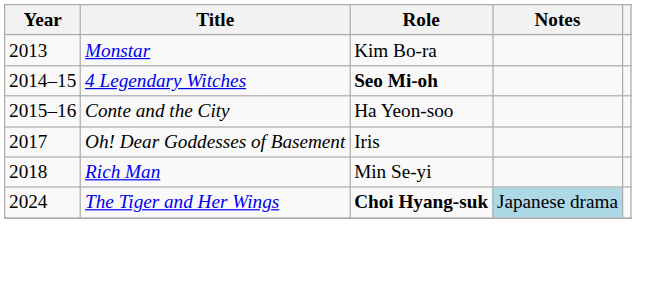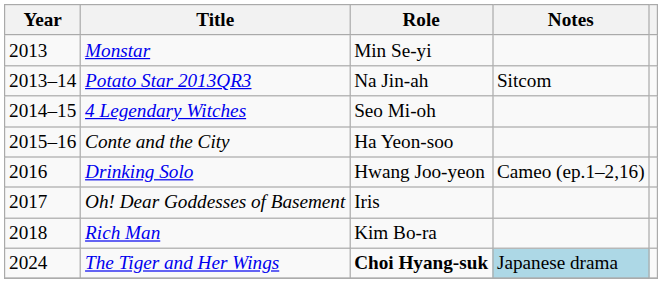(395, 50) Kim Bo-ra -> (393, 50) Min Se-yi
+ row: (168, 80)
(396, 80) bold -> (395, 111) normal
+ row: (139, 171)
(393, 171) Min Se-yi -> (395, 232) Kim Bo-ra
